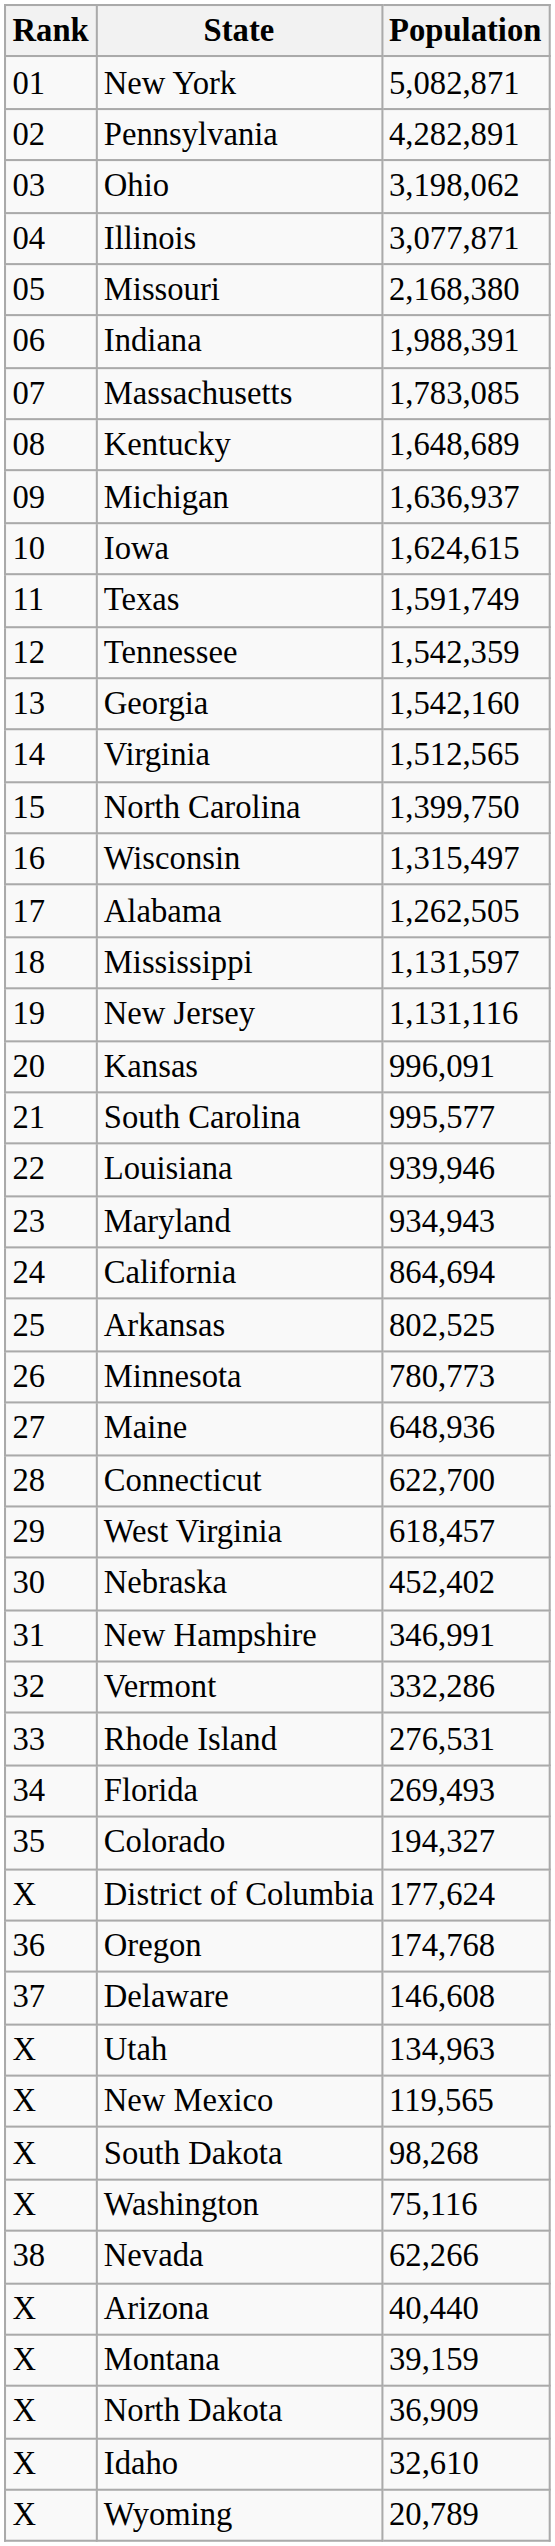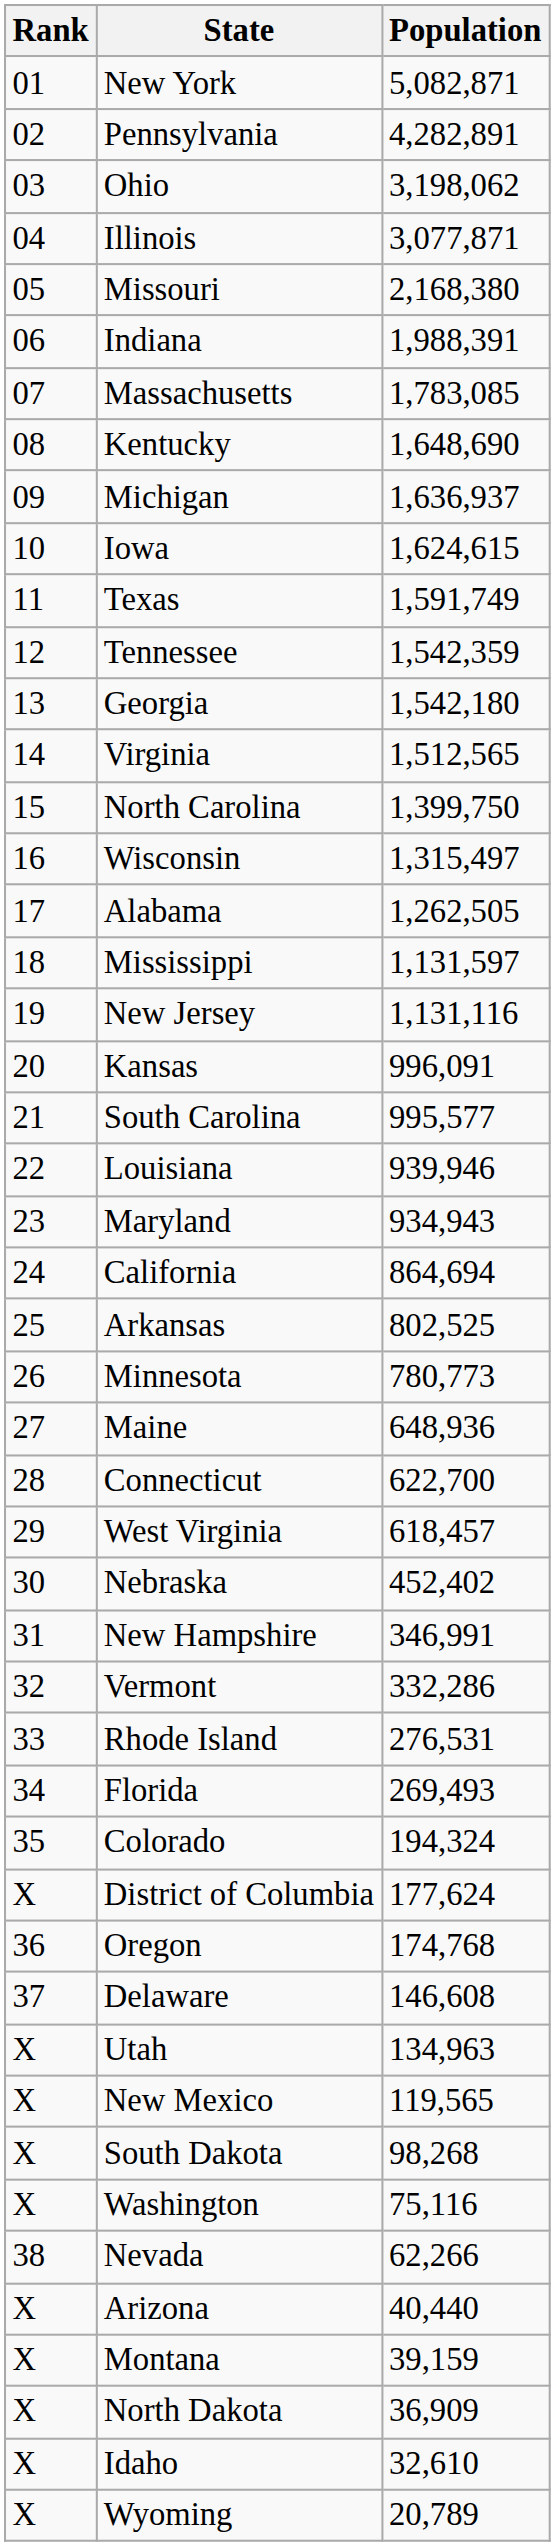(454, 444) 1,648,689 -> (454, 444) 1,648,690
(454, 703) 1,542,160 -> (454, 703) 1,542,180
(442, 1842) 194,327 -> (442, 1842) 194,324
